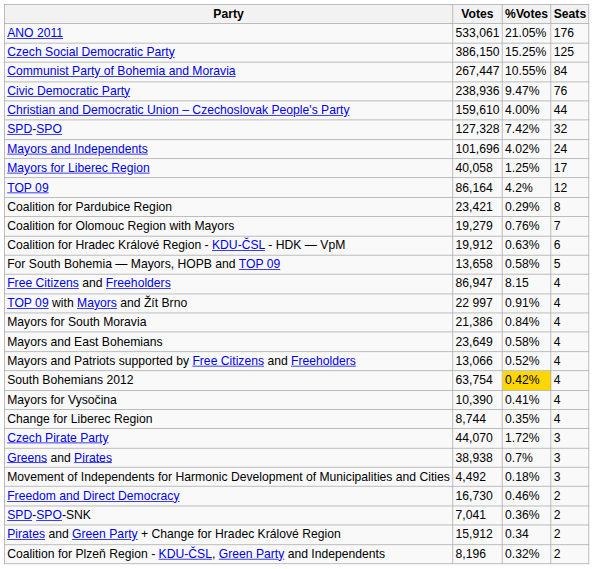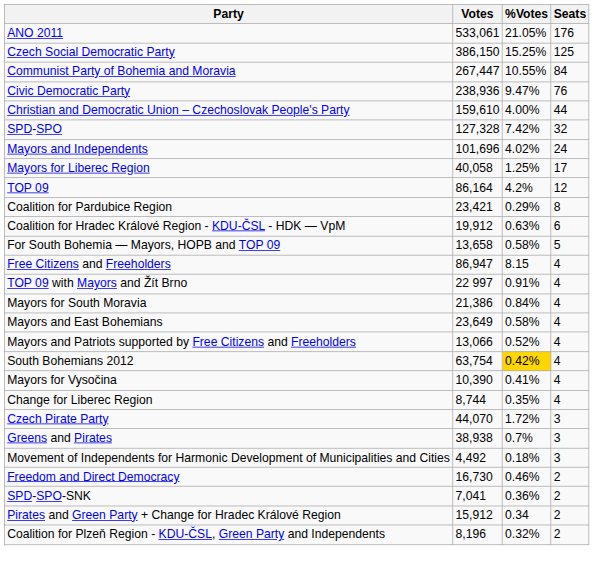- row: (121, 226)
